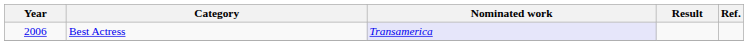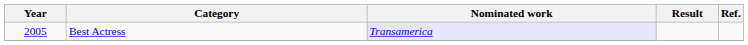(35, 31) 2006 -> (35, 31) 2005
